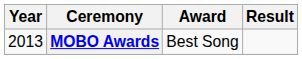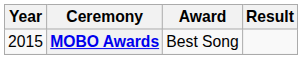(26, 41) 2013 -> (26, 41) 2015
